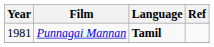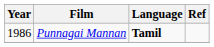(19, 33) 1981 -> (19, 33) 1986
